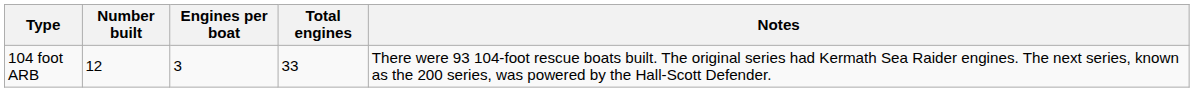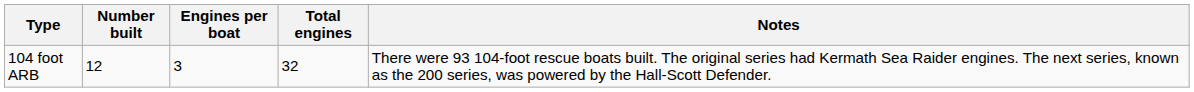(290, 66) 33 -> (290, 66) 32
